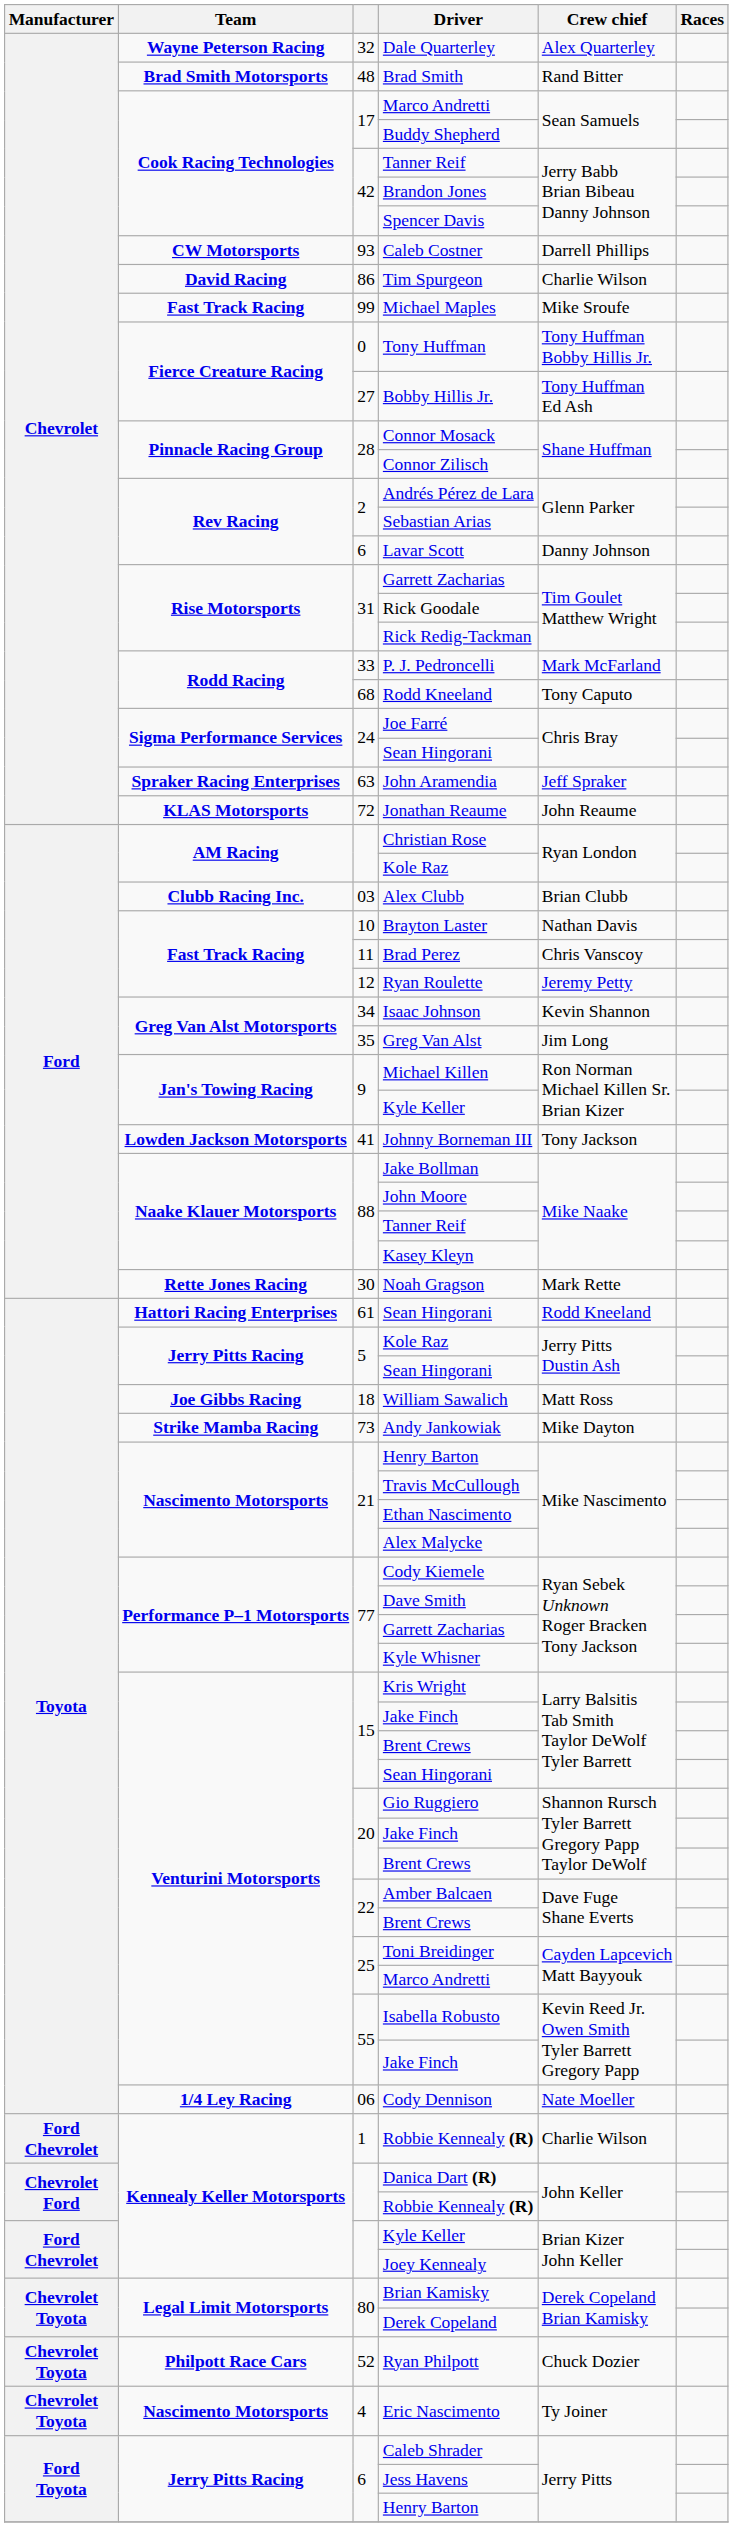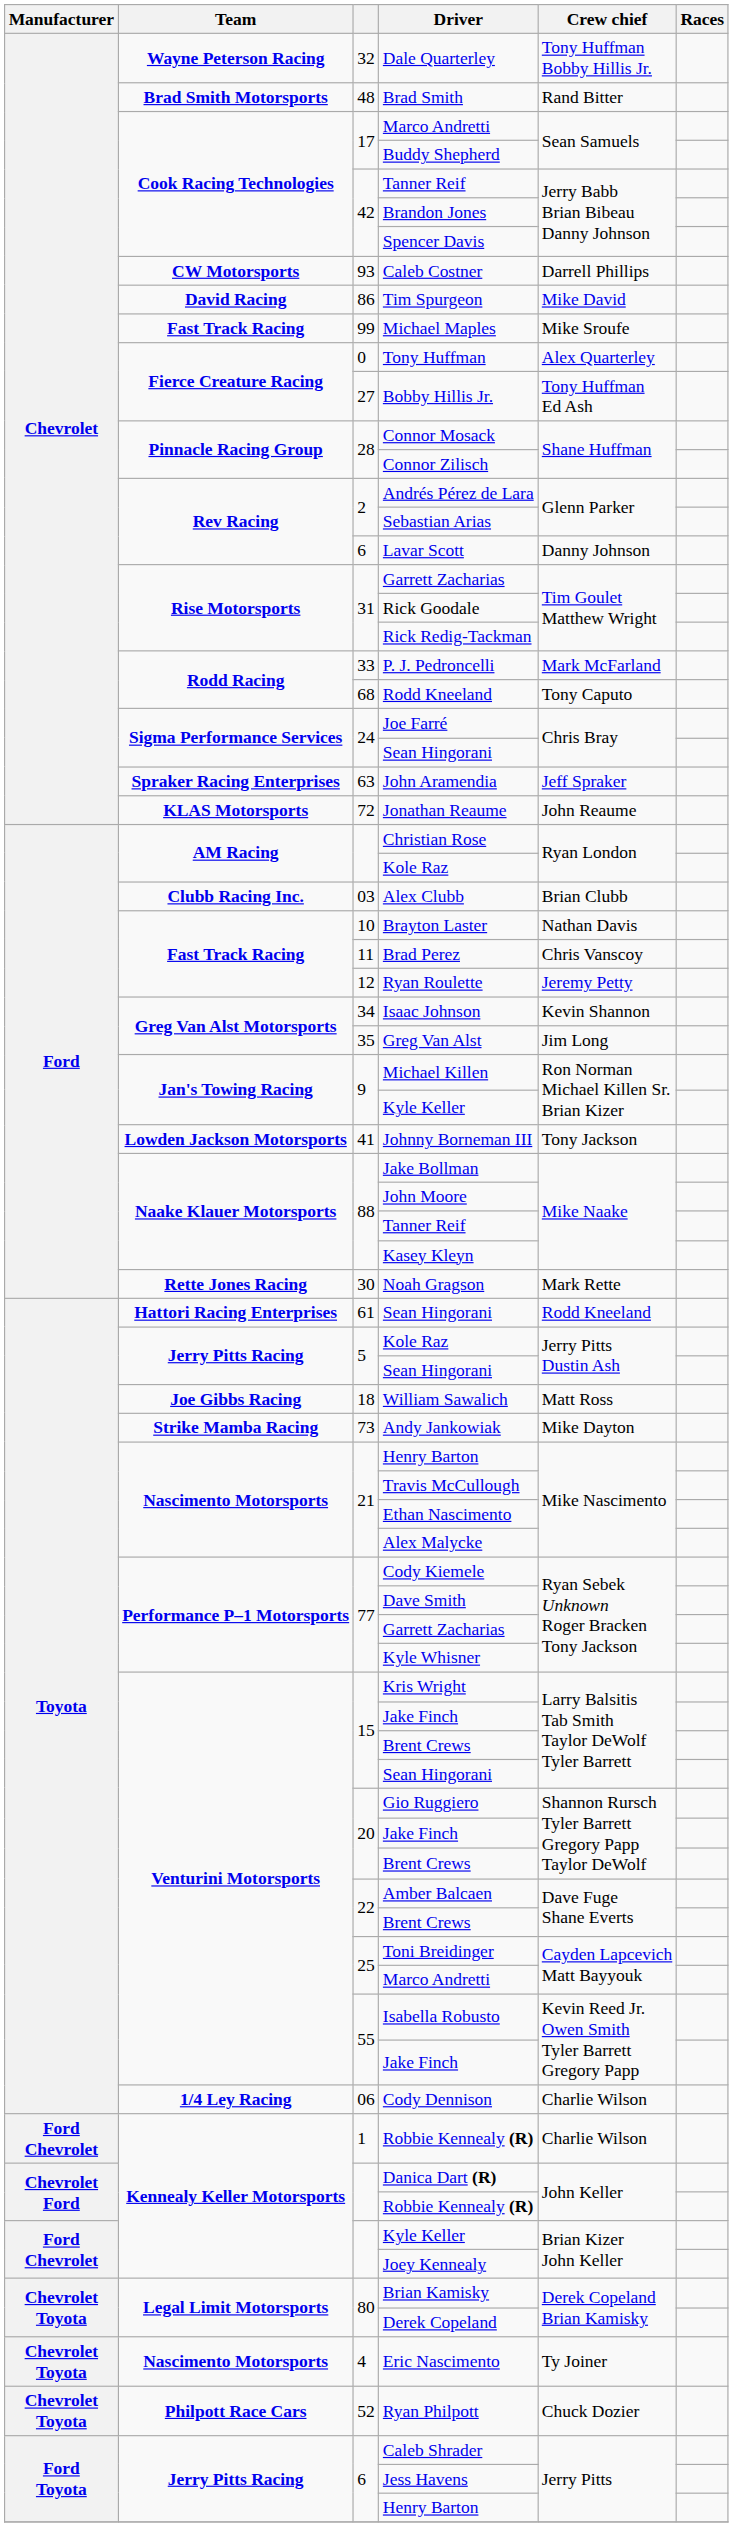(598, 47) Alex Quarterley -> (597, 58) Tony Huffman Bobby Hillis Jr.
(594, 278) Charlie Wilson -> (584, 299) Mike David
(597, 346) Tony Huffman Bobby Hillis Jr. -> (598, 356) Alex Quarterley
(588, 2099) Nate Moeller -> (594, 2099) Charlie Wilson
rows swapped: (362, 2410) <-> (366, 2361)
